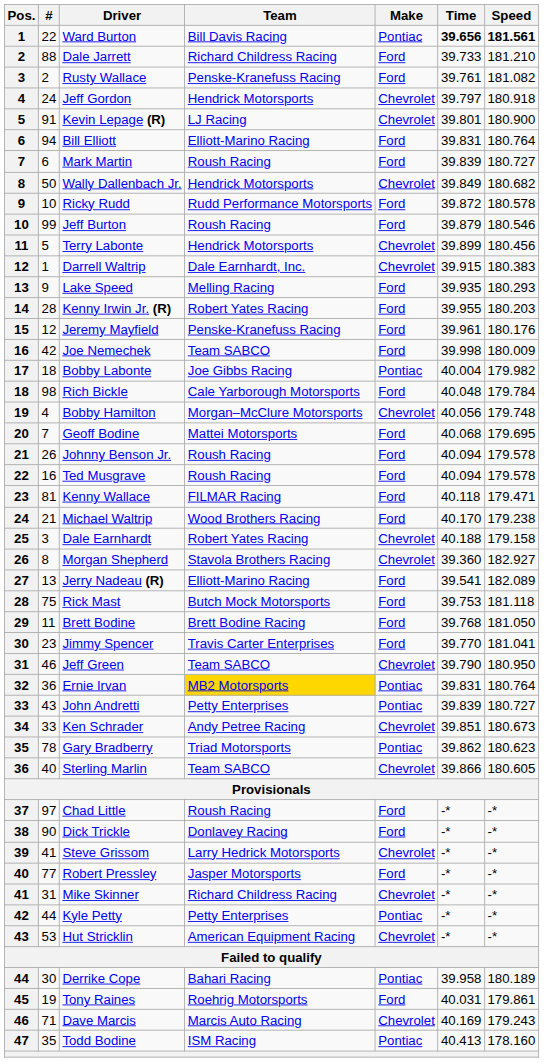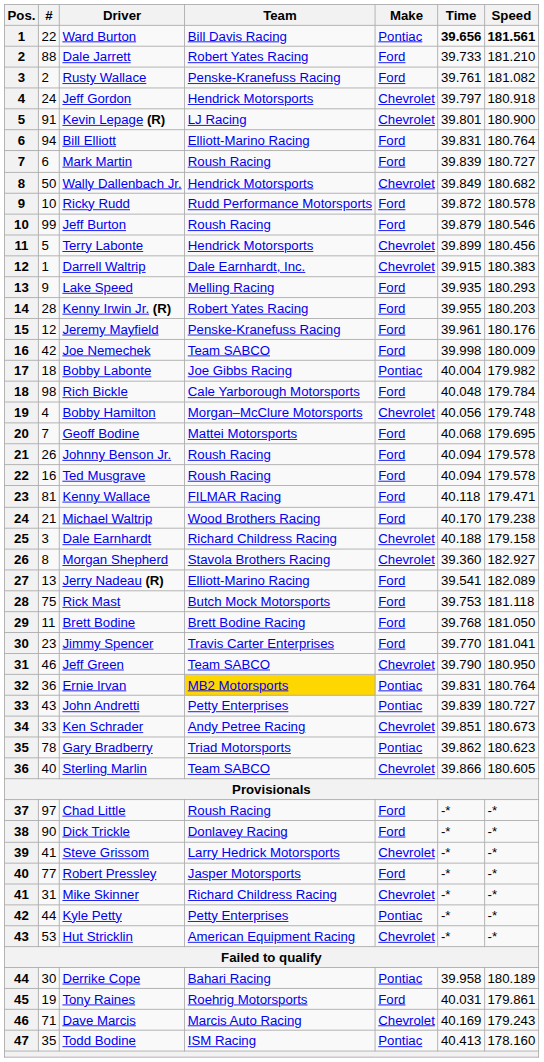(262, 57) Richard Childress Racing -> (248, 57) Robert Yates Racing
(248, 538) Robert Yates Racing -> (262, 538) Richard Childress Racing
